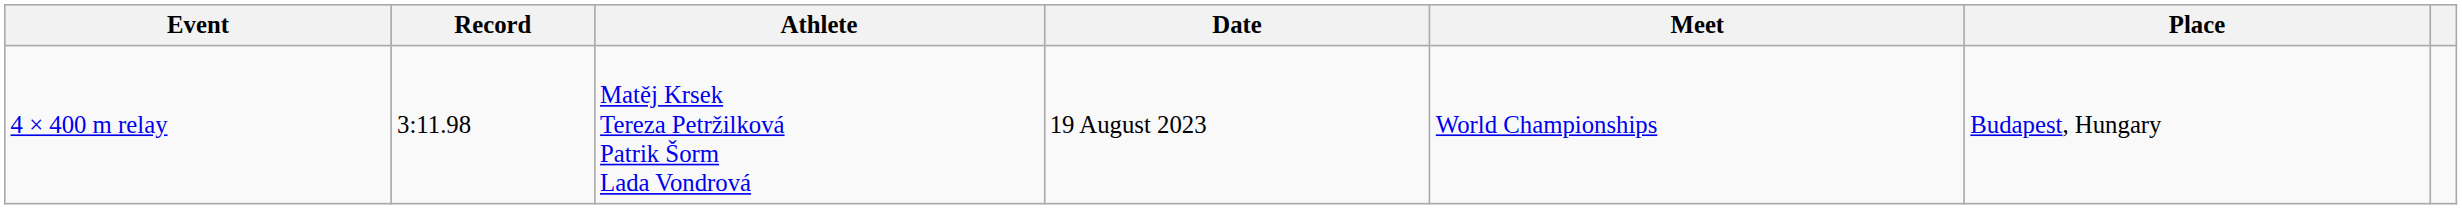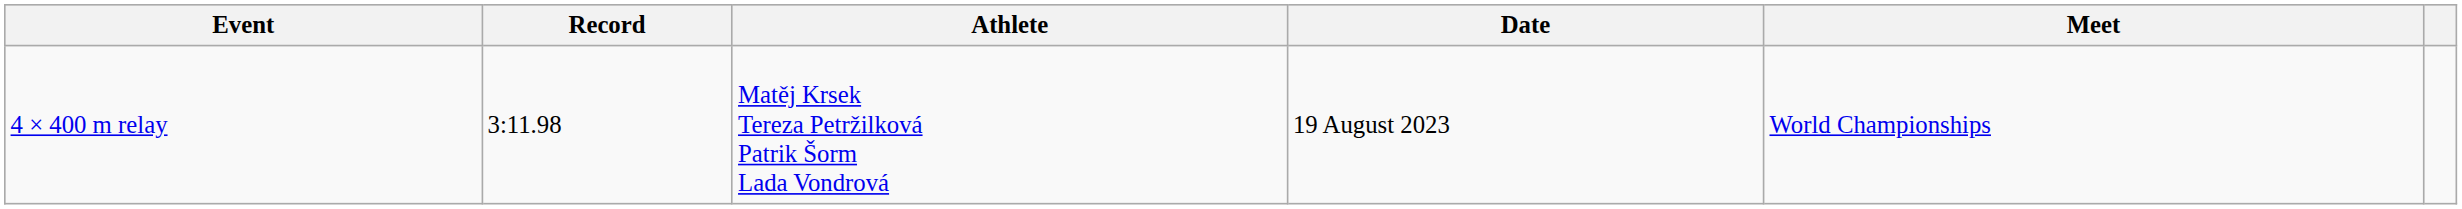- column: (2197, 25)
